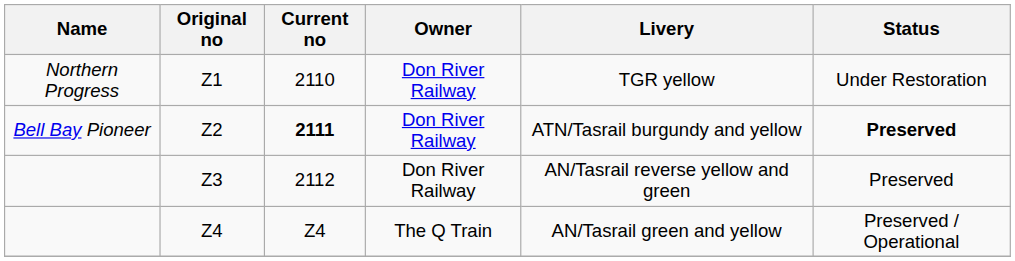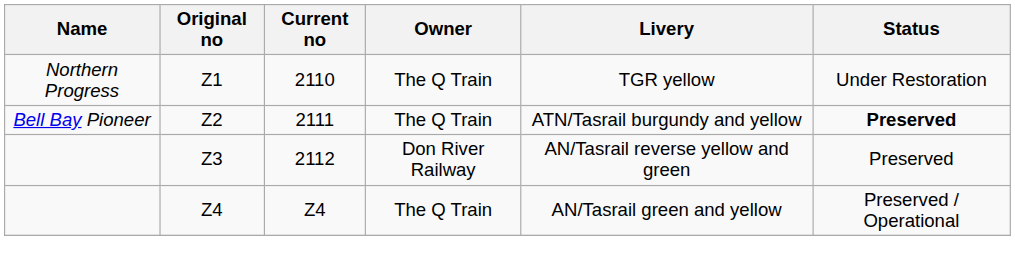(443, 79) Don River Railway -> (443, 79) The Q Train
(315, 130) bold -> (315, 119) normal
(443, 130) Don River Railway -> (443, 119) The Q Train
